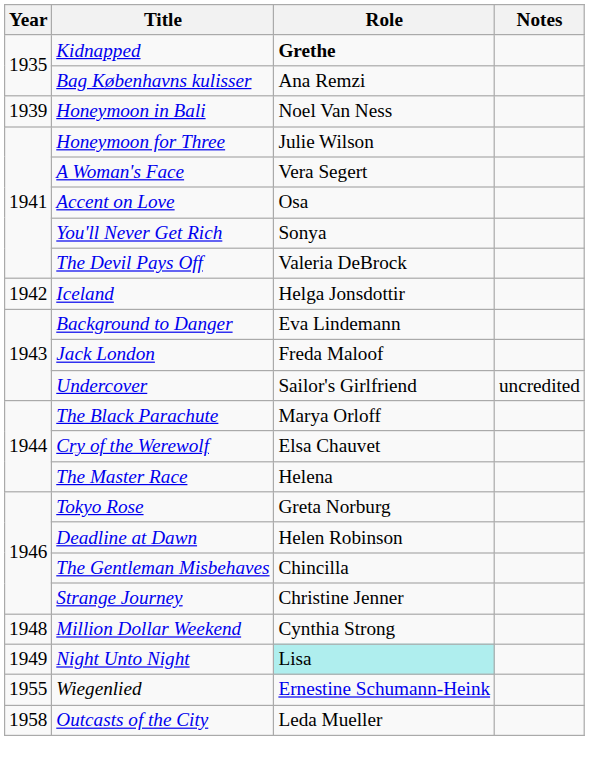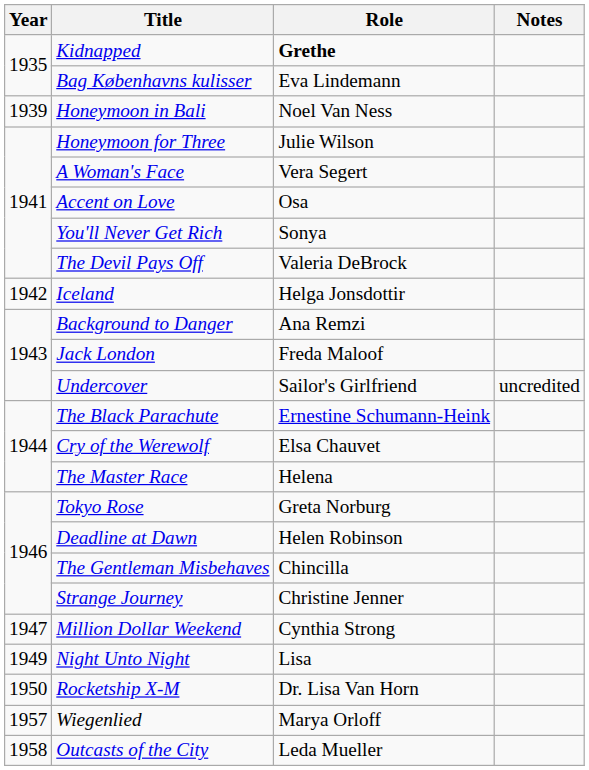(322, 80) Ana Remzi -> (339, 80) Eva Lindemann
(339, 324) Eva Lindemann -> (322, 324) Ana Remzi
(330, 415) Marya Orloff -> (384, 415) Ernestine Schumann-Heink
(28, 628) 1948 -> (28, 628) 1947
(295, 659) paleturquoise background -> (295, 659) no background
+ row: (118, 689)
(28, 689) 1955 -> (28, 720) 1957
(384, 689) Ernestine Schumann-Heink -> (330, 720) Marya Orloff
